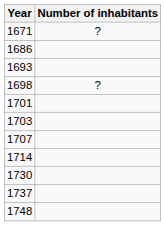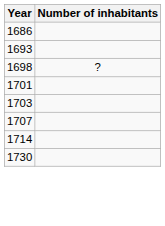- row: (20, 31)
- row: (20, 193)
- row: (20, 211)
